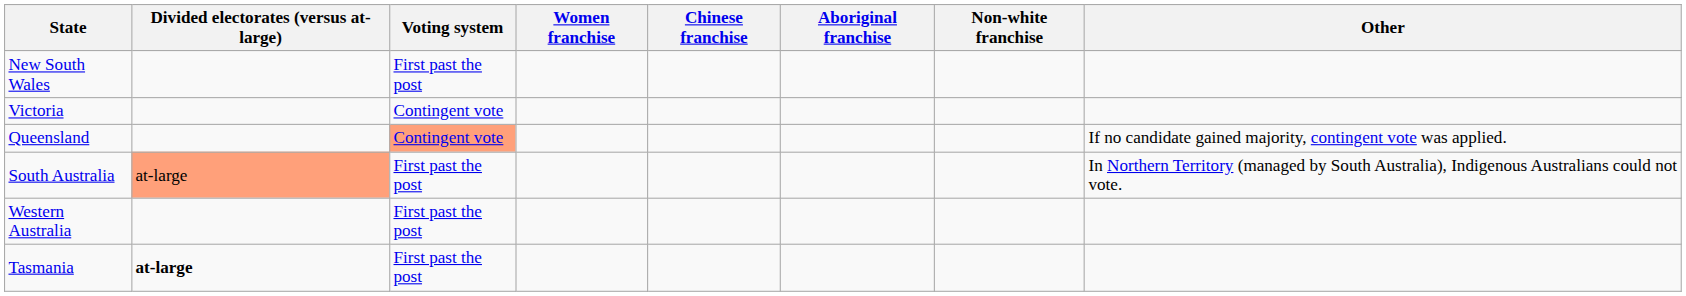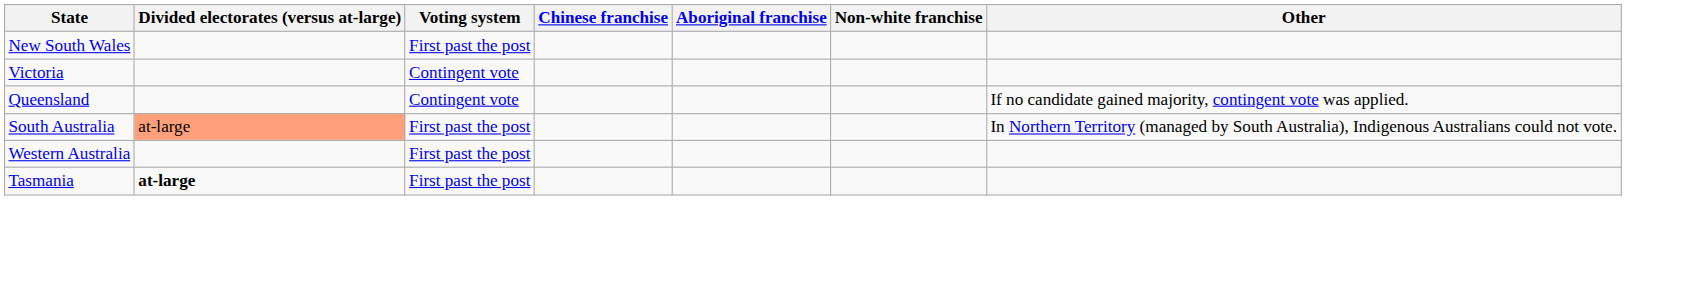- column: (581, 27)
(448, 138) lightsalmon background -> (464, 99) no background
